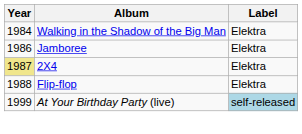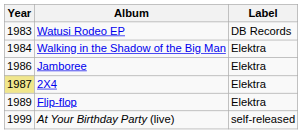+ row: (81, 31)
(19, 84) 1988 -> (19, 102) 1989
(263, 102) lightblue background -> (263, 119) no background
